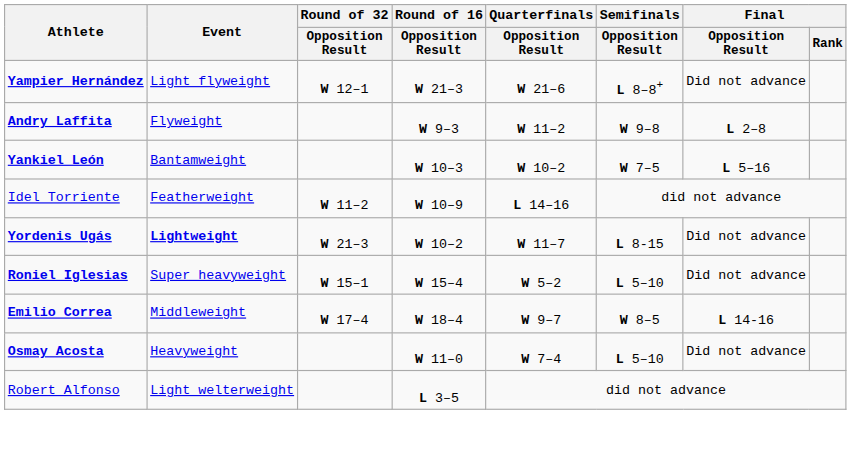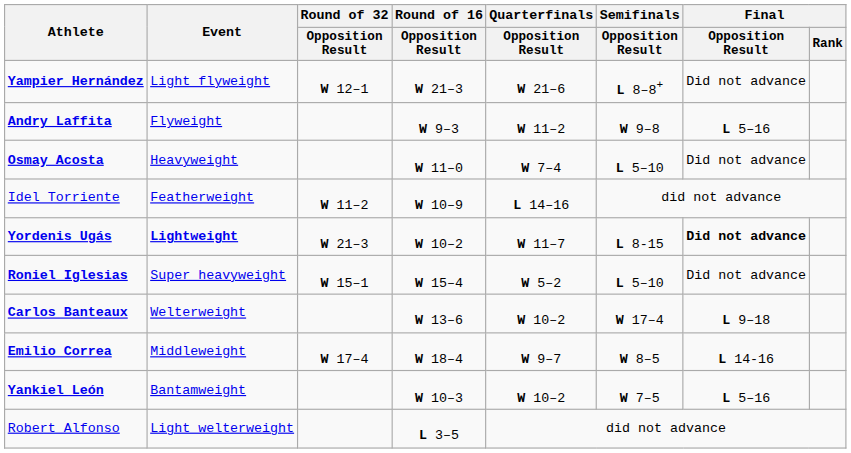(746, 129) L 2–8 -> (746, 129) L 5–16
rows swapped: (56, 159) <-> (56, 351)
(746, 236) normal -> (746, 236) bold
+ row: (68, 313)
